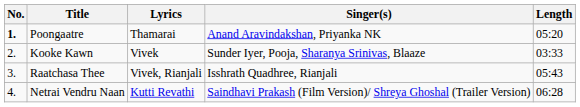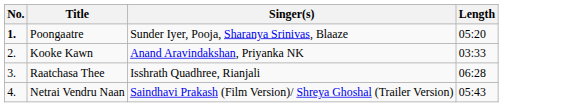- column: (166, 14)
(294, 34) Anand Aravindakshan, Priyanka NK -> (239, 34) Sunder Iyer, Pooja, Sharanya Srinivas, Blaaze
(316, 53) Sunder Iyer, Pooja, Sharanya Srinivas, Blaaze -> (217, 53) Anand Aravindakshan, Priyanka NK
(550, 73) 05:43 -> (472, 73) 06:28
(550, 92) 06:28 -> (472, 92) 05:43
